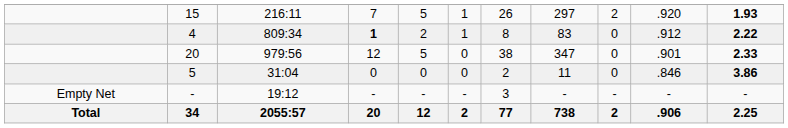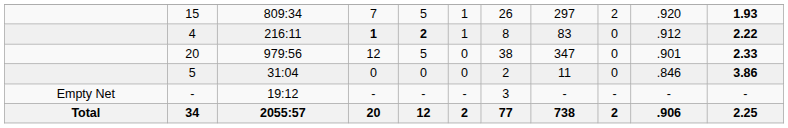(283, 14) 216:11 -> (283, 14) 809:34
(283, 34) 809:34 -> (283, 34) 216:11
(423, 34) normal -> (423, 34) bold
